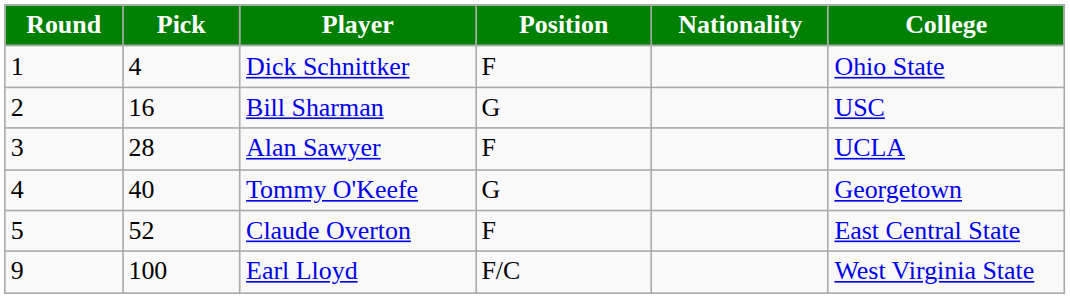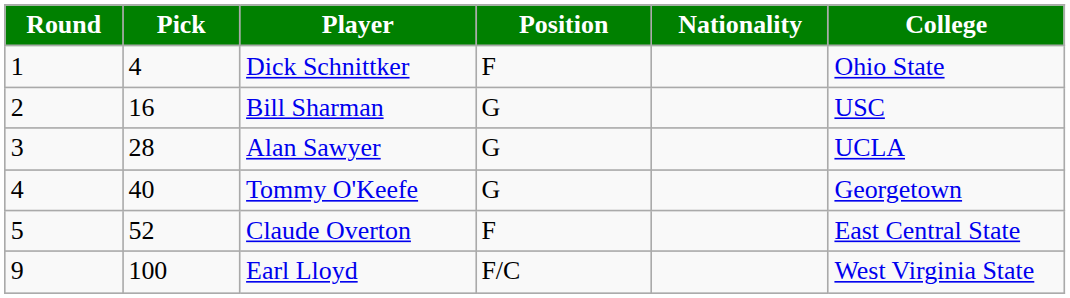(489, 148) F -> (491, 148) G
